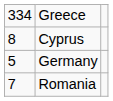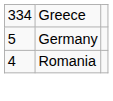- row: (61, 38)
(12, 84) 7 -> (12, 61) 4
